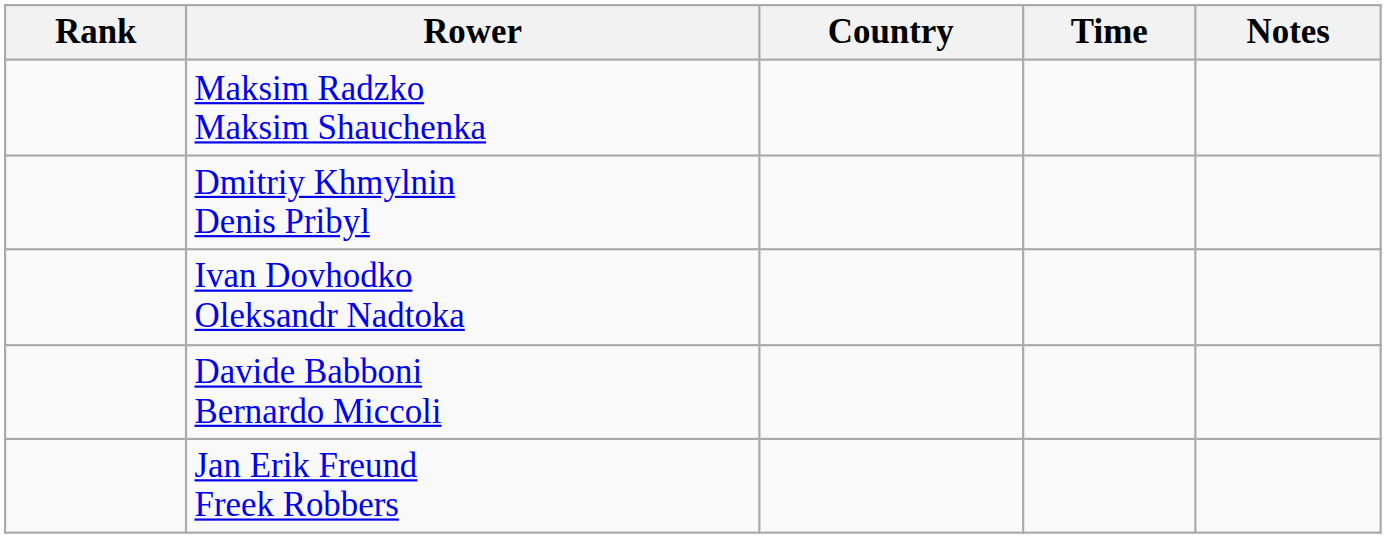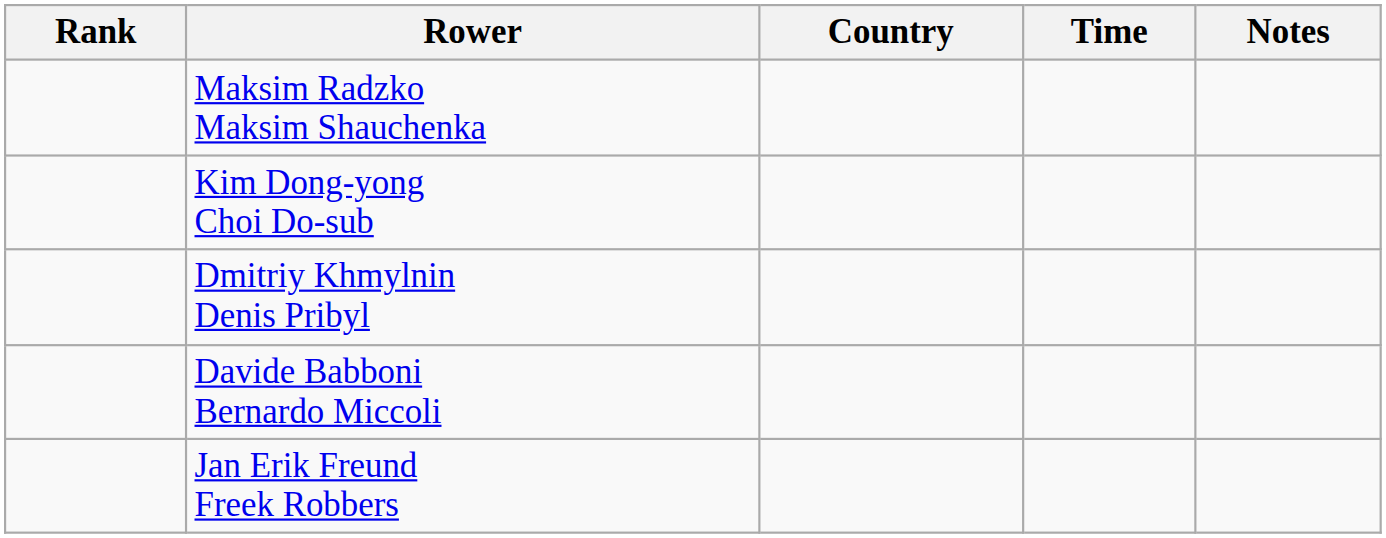+ row: (309, 201)
- row: (330, 296)
